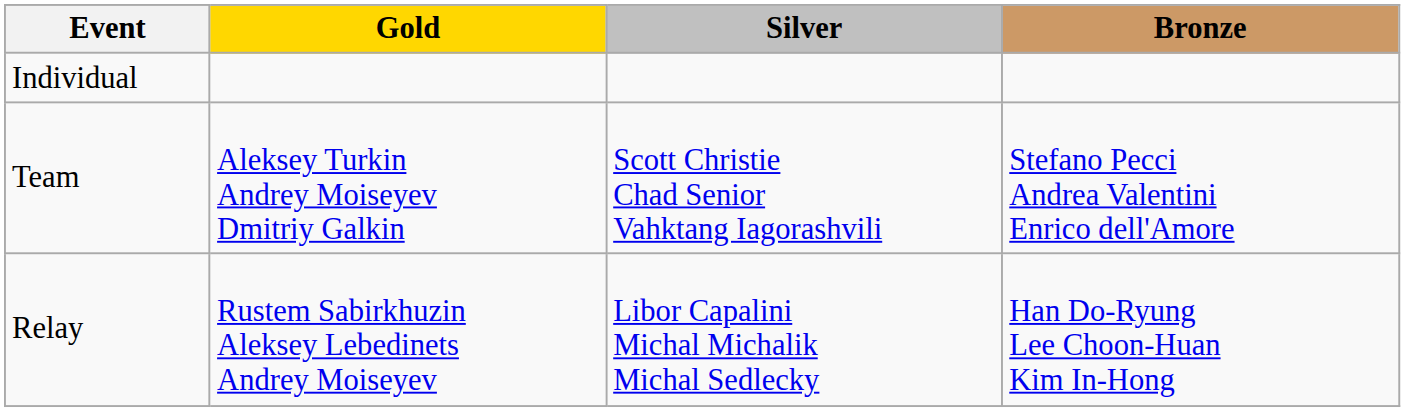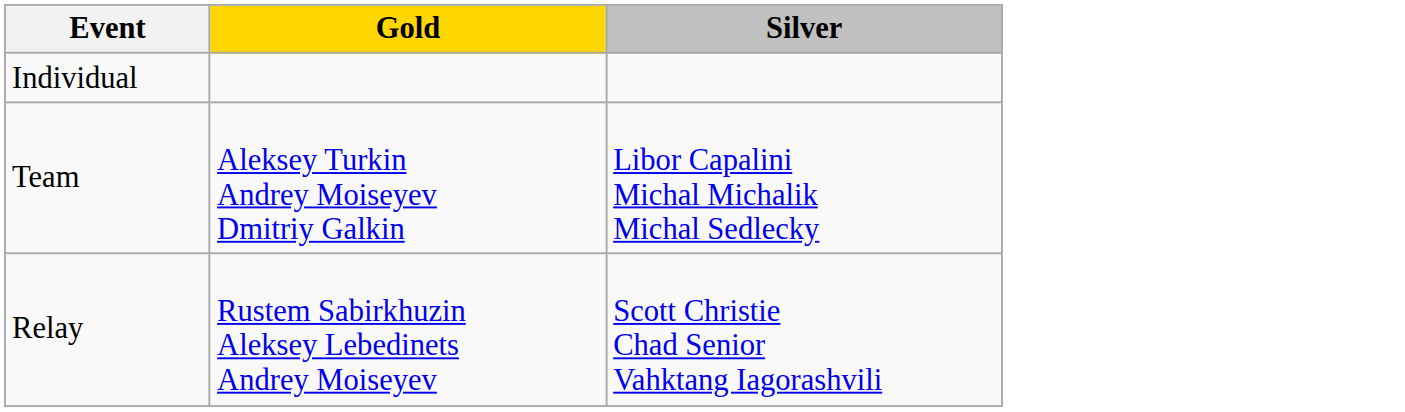- column: (1200, 28)
(748, 194) Scott Christie Chad Senior Vahktang Iagorashvili -> (716, 194) Libor Capalini Michal Michalik Michal Sedlecky
(716, 346) Libor Capalini Michal Michalik Michal Sedlecky -> (748, 346) Scott Christie Chad Senior Vahktang Iagorashvili
